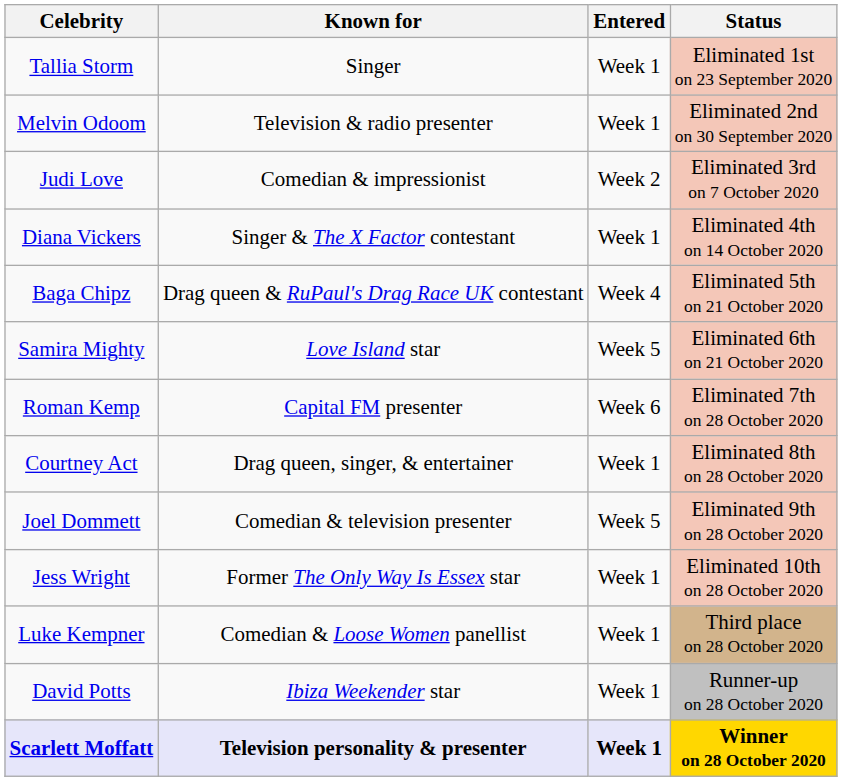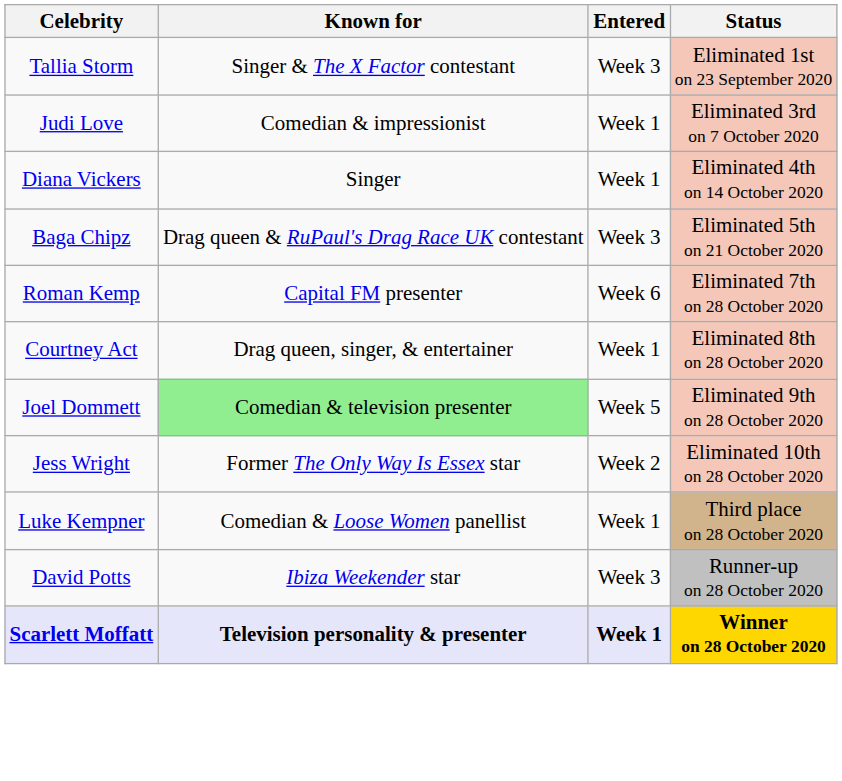(373, 66) Singer -> (373, 66) Singer & The X Factor contestant
(629, 66) Week 1 -> (629, 66) Week 3
- row: (81, 122)
(629, 179) Week 2 -> (629, 122) Week 1
(373, 236) Singer & The X Factor contestant -> (373, 179) Singer
(629, 293) Week 4 -> (629, 236) Week 3
- row: (81, 350)
(373, 520) no background -> (373, 407) lightgreen background
(629, 577) Week 1 -> (629, 463) Week 2
(629, 691) Week 1 -> (629, 577) Week 3
